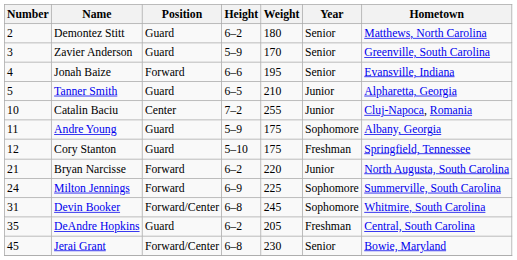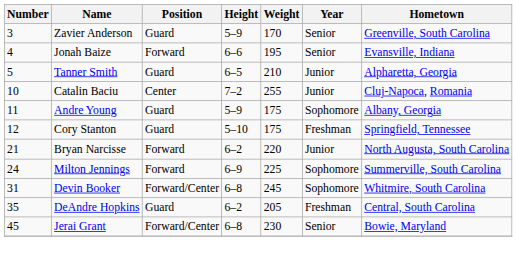- row: (89, 33)
